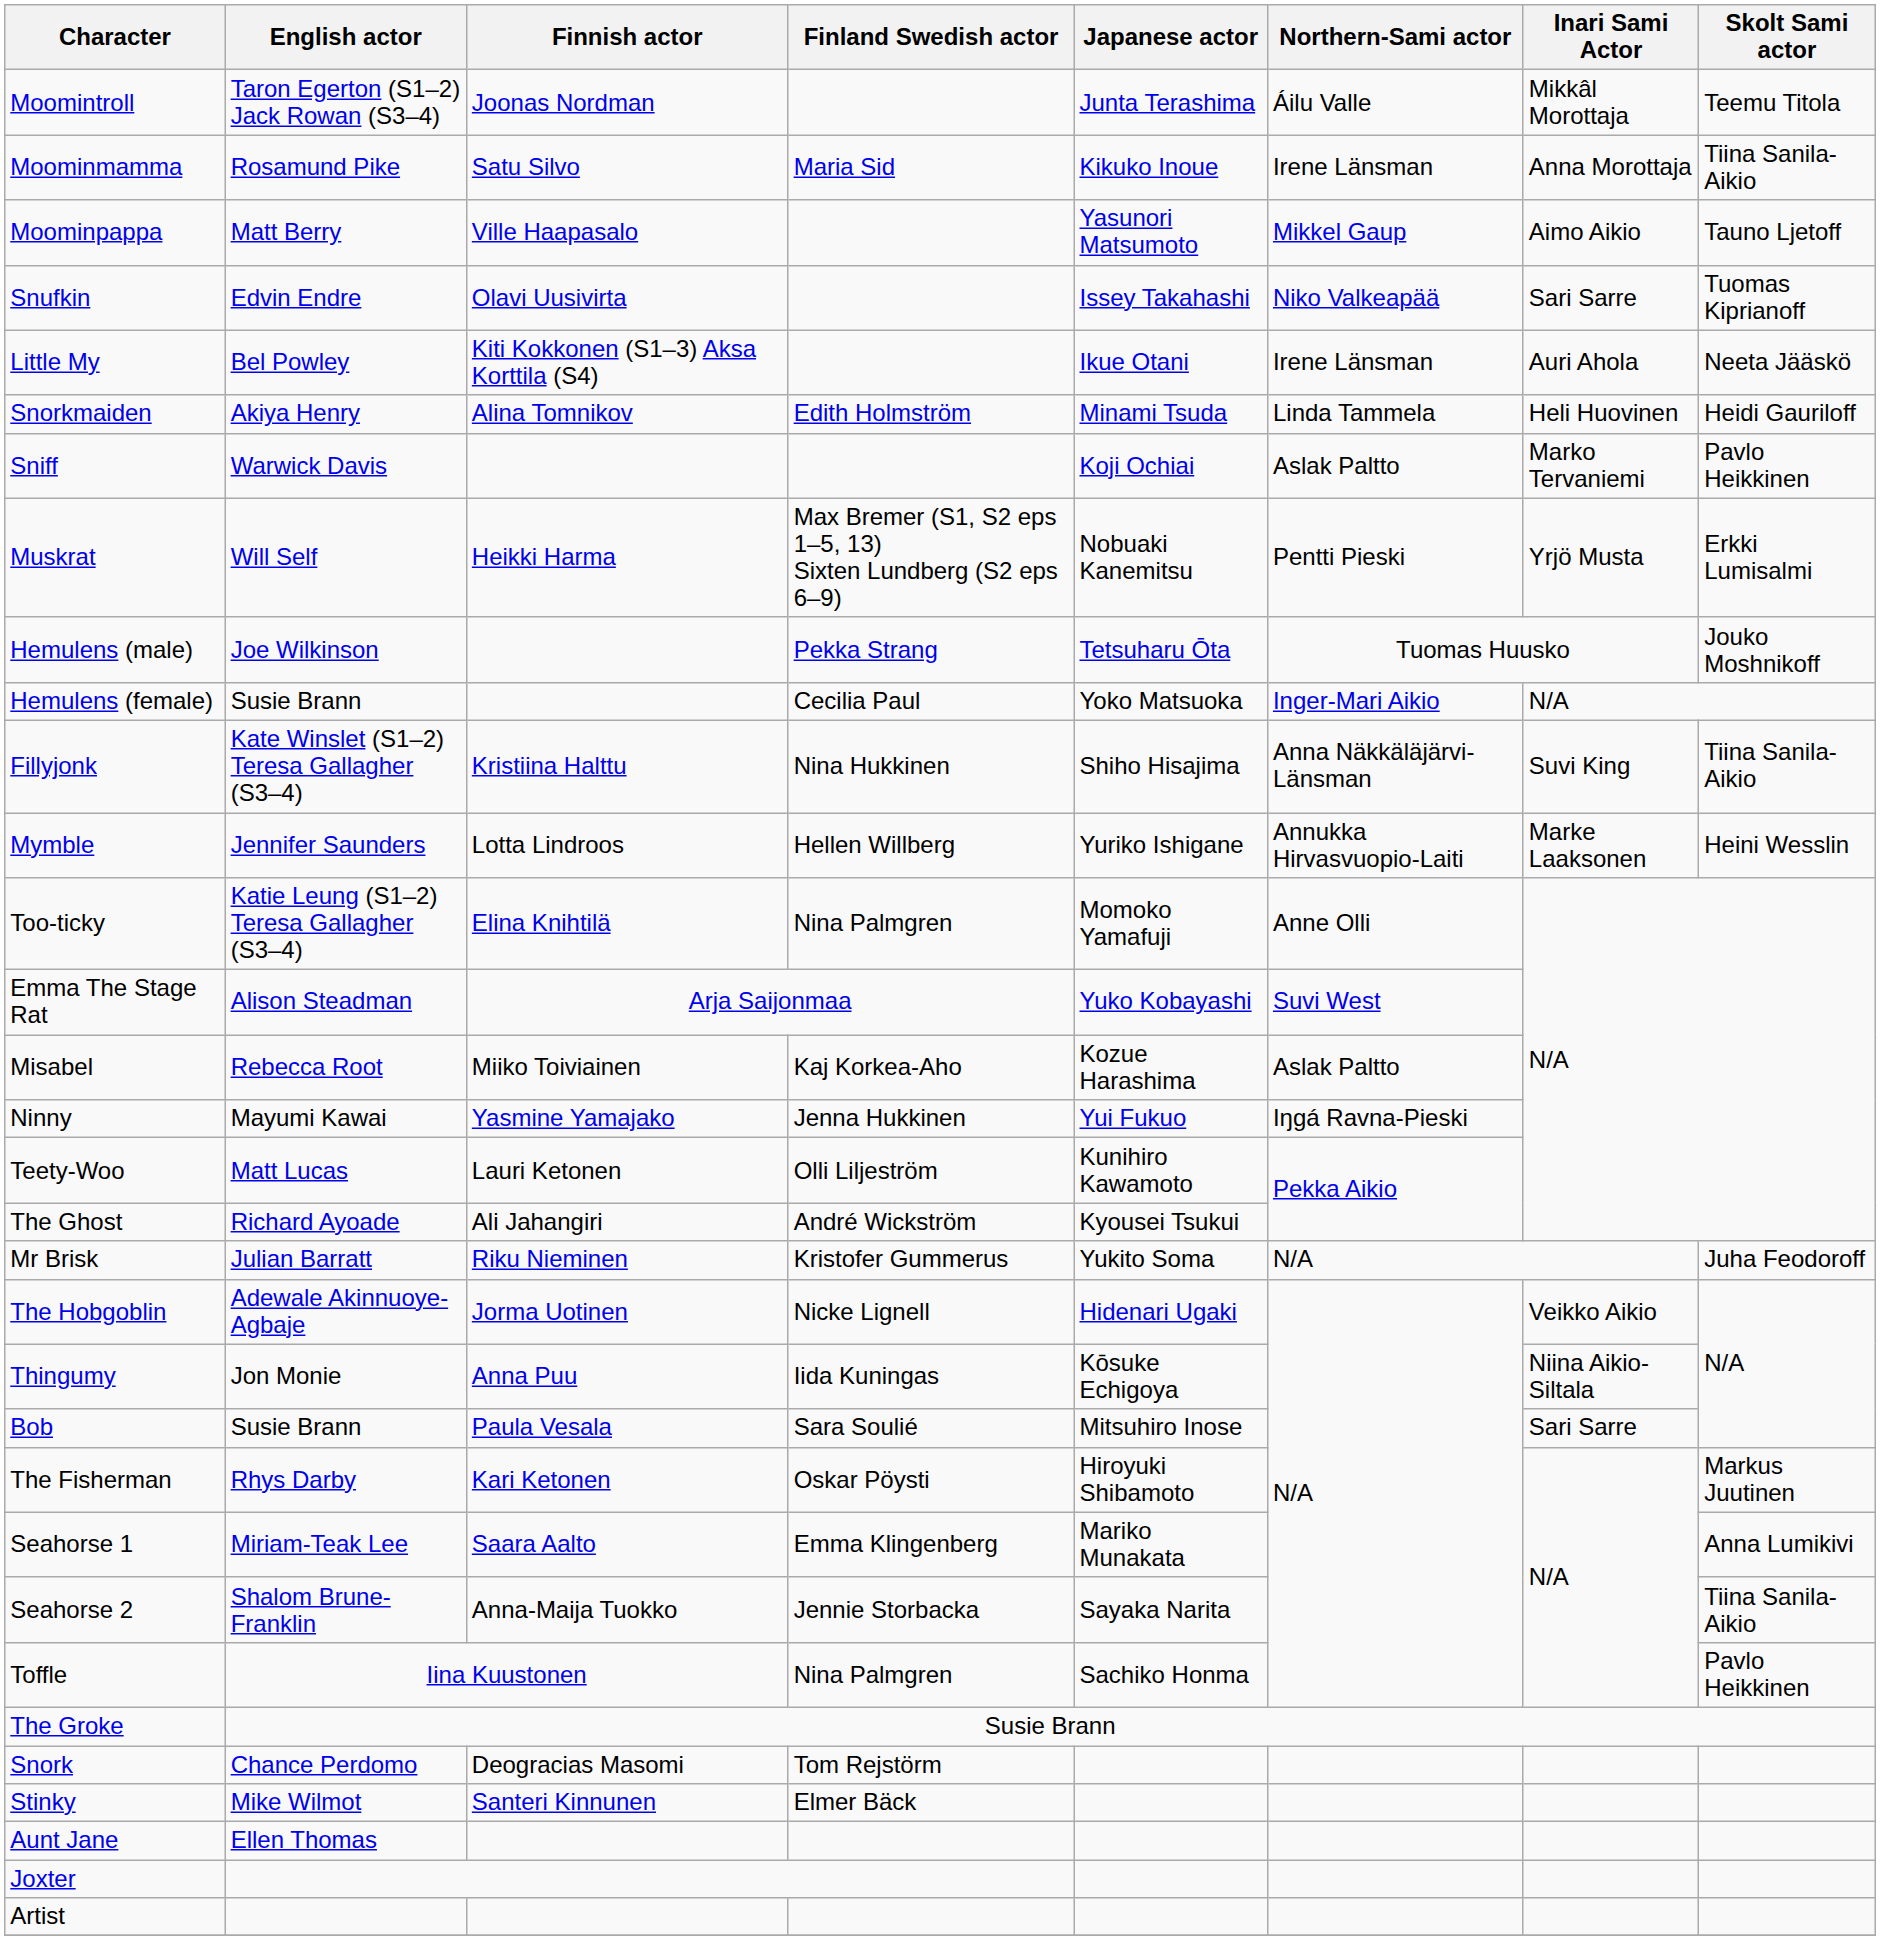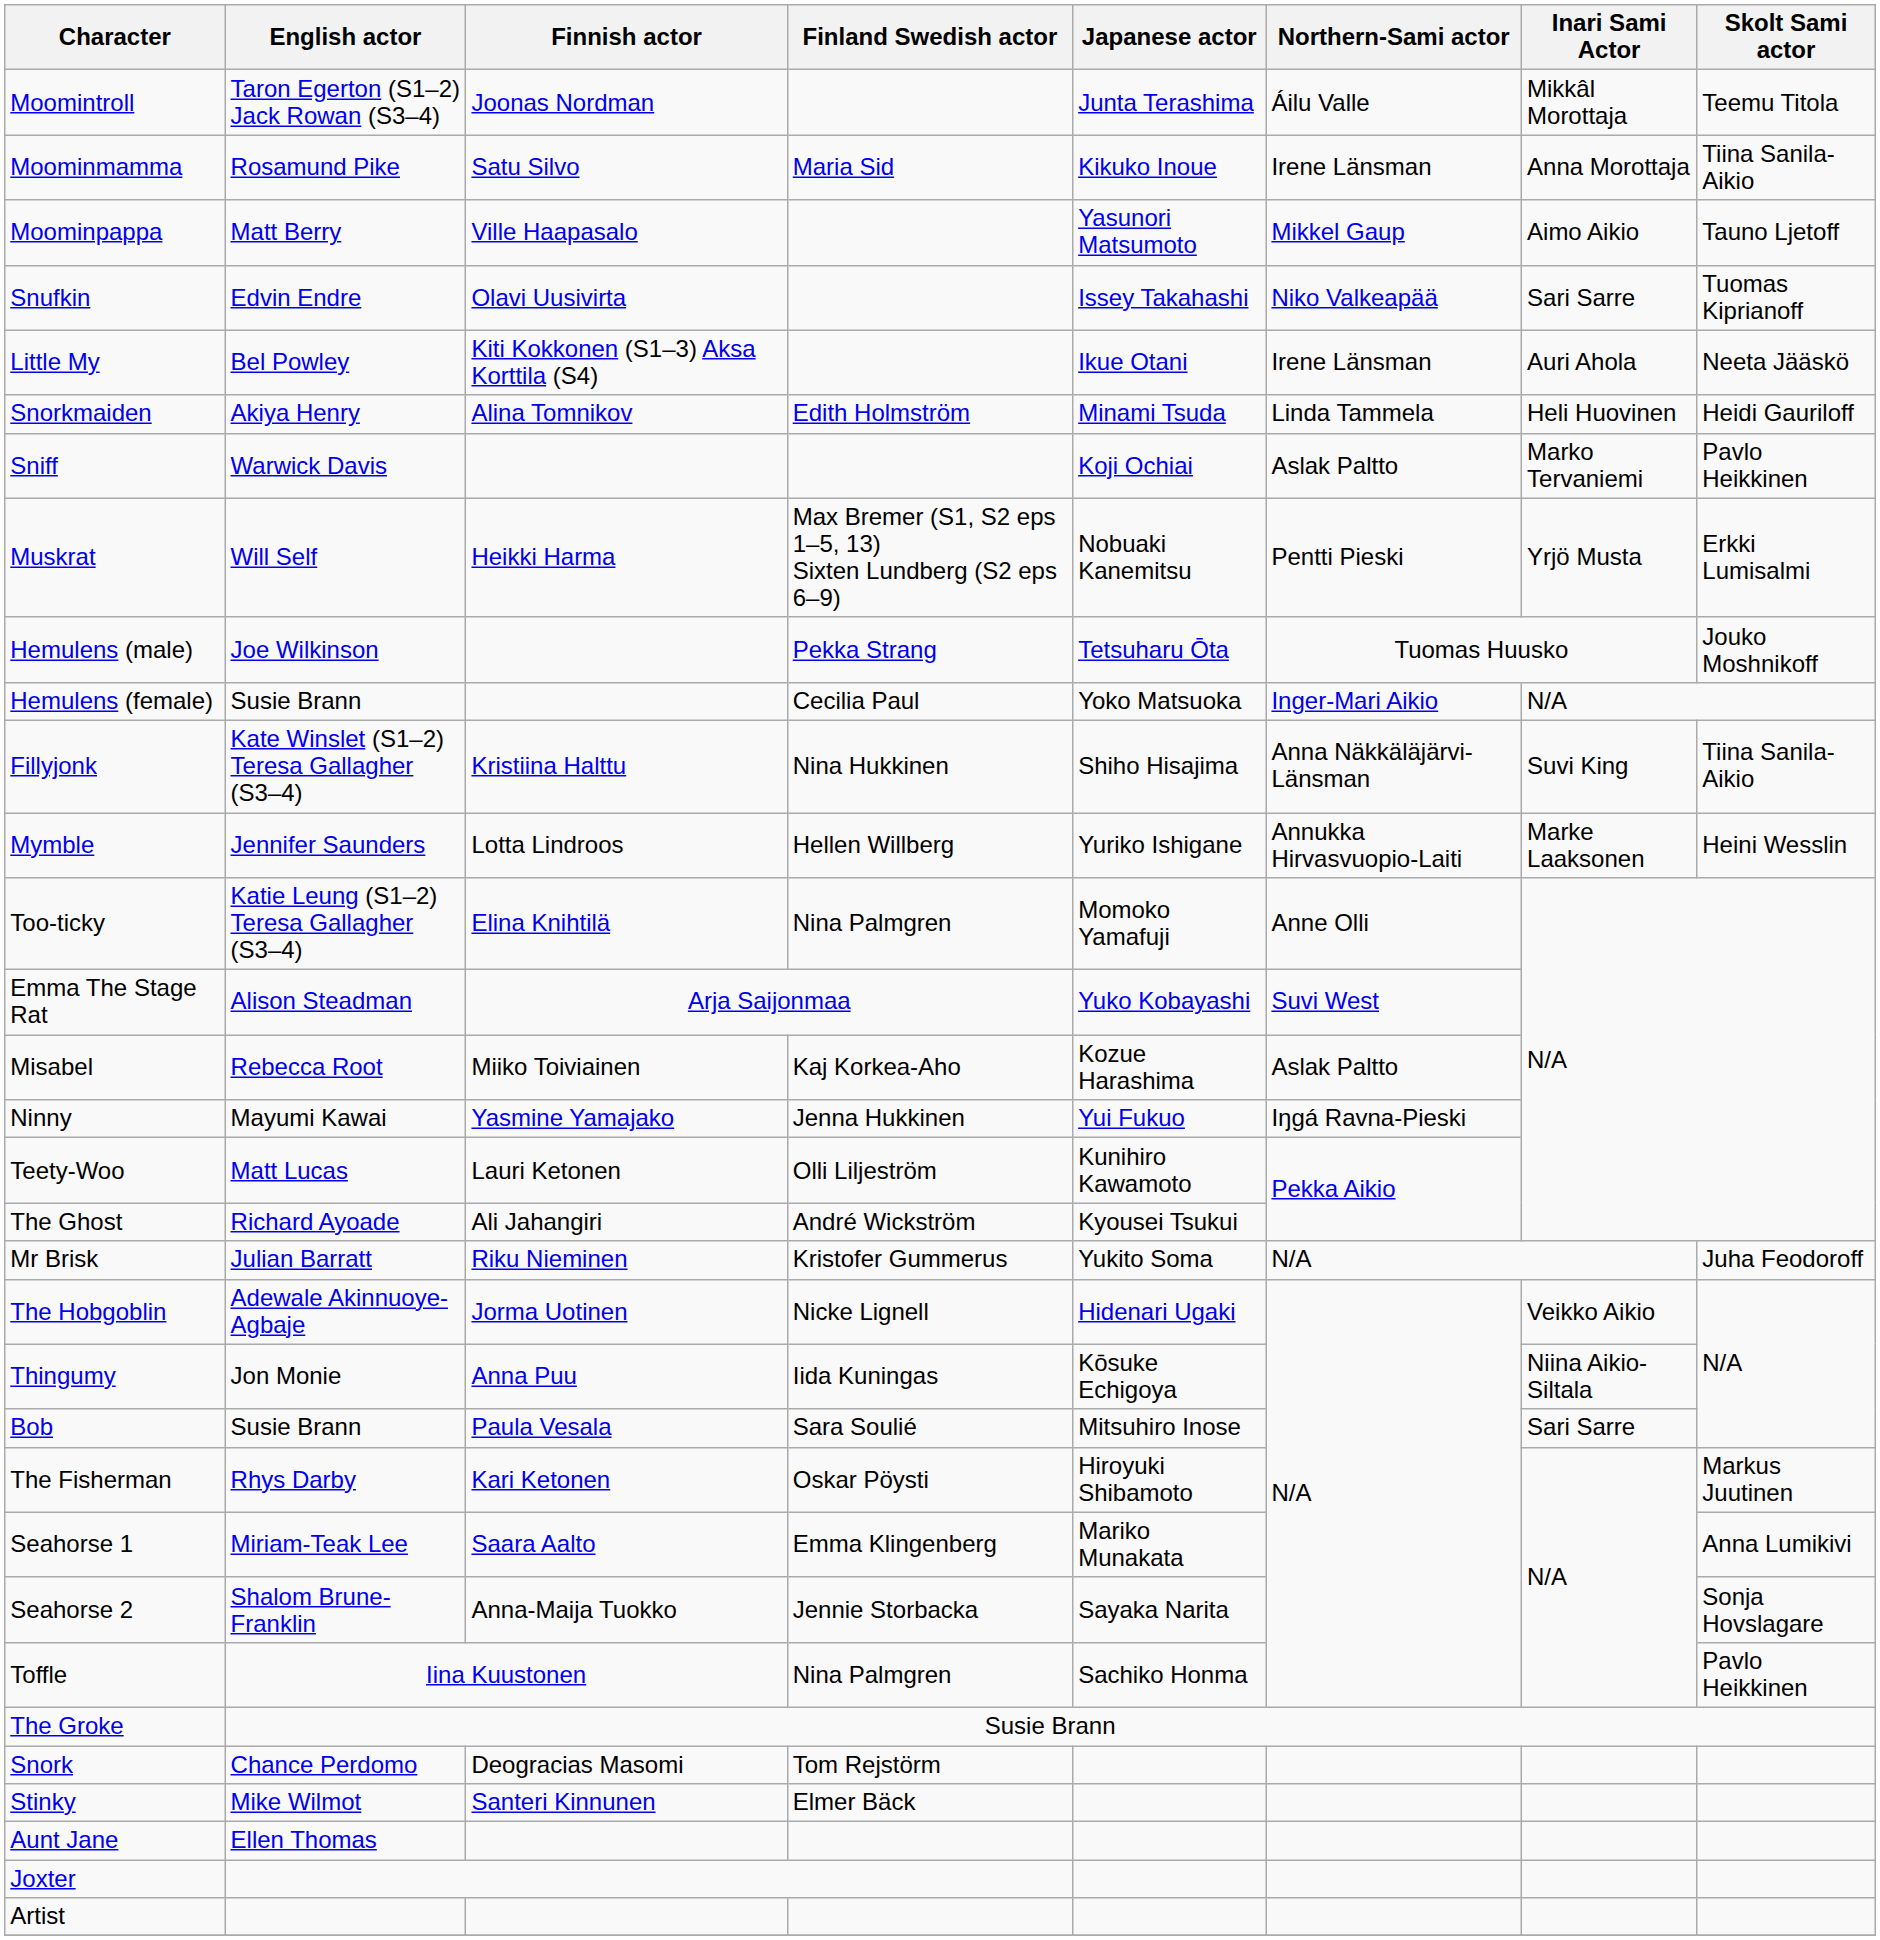(1770, 1609) Tiina Sanila-Aikio -> (1763, 1609) Sonja Hovslagare
